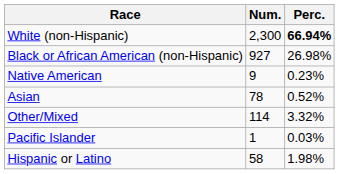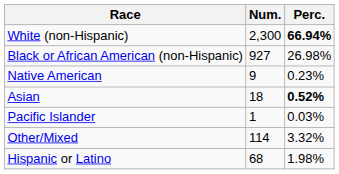(256, 96) 78 -> (256, 96) 18
(306, 96) normal -> (306, 96) bold
rows swapped: (51, 138) <-> (43, 117)
(256, 158) 58 -> (256, 158) 68
